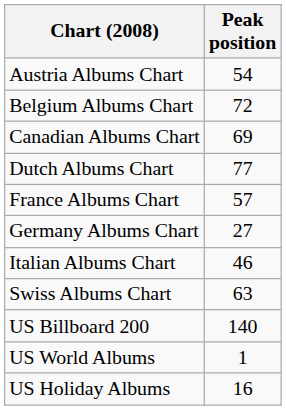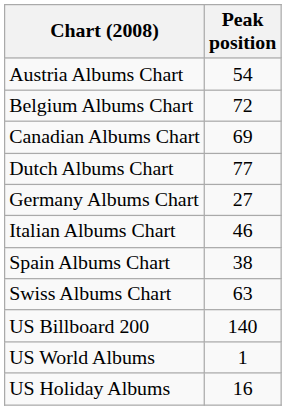- row: (94, 199)
+ row: (90, 262)
